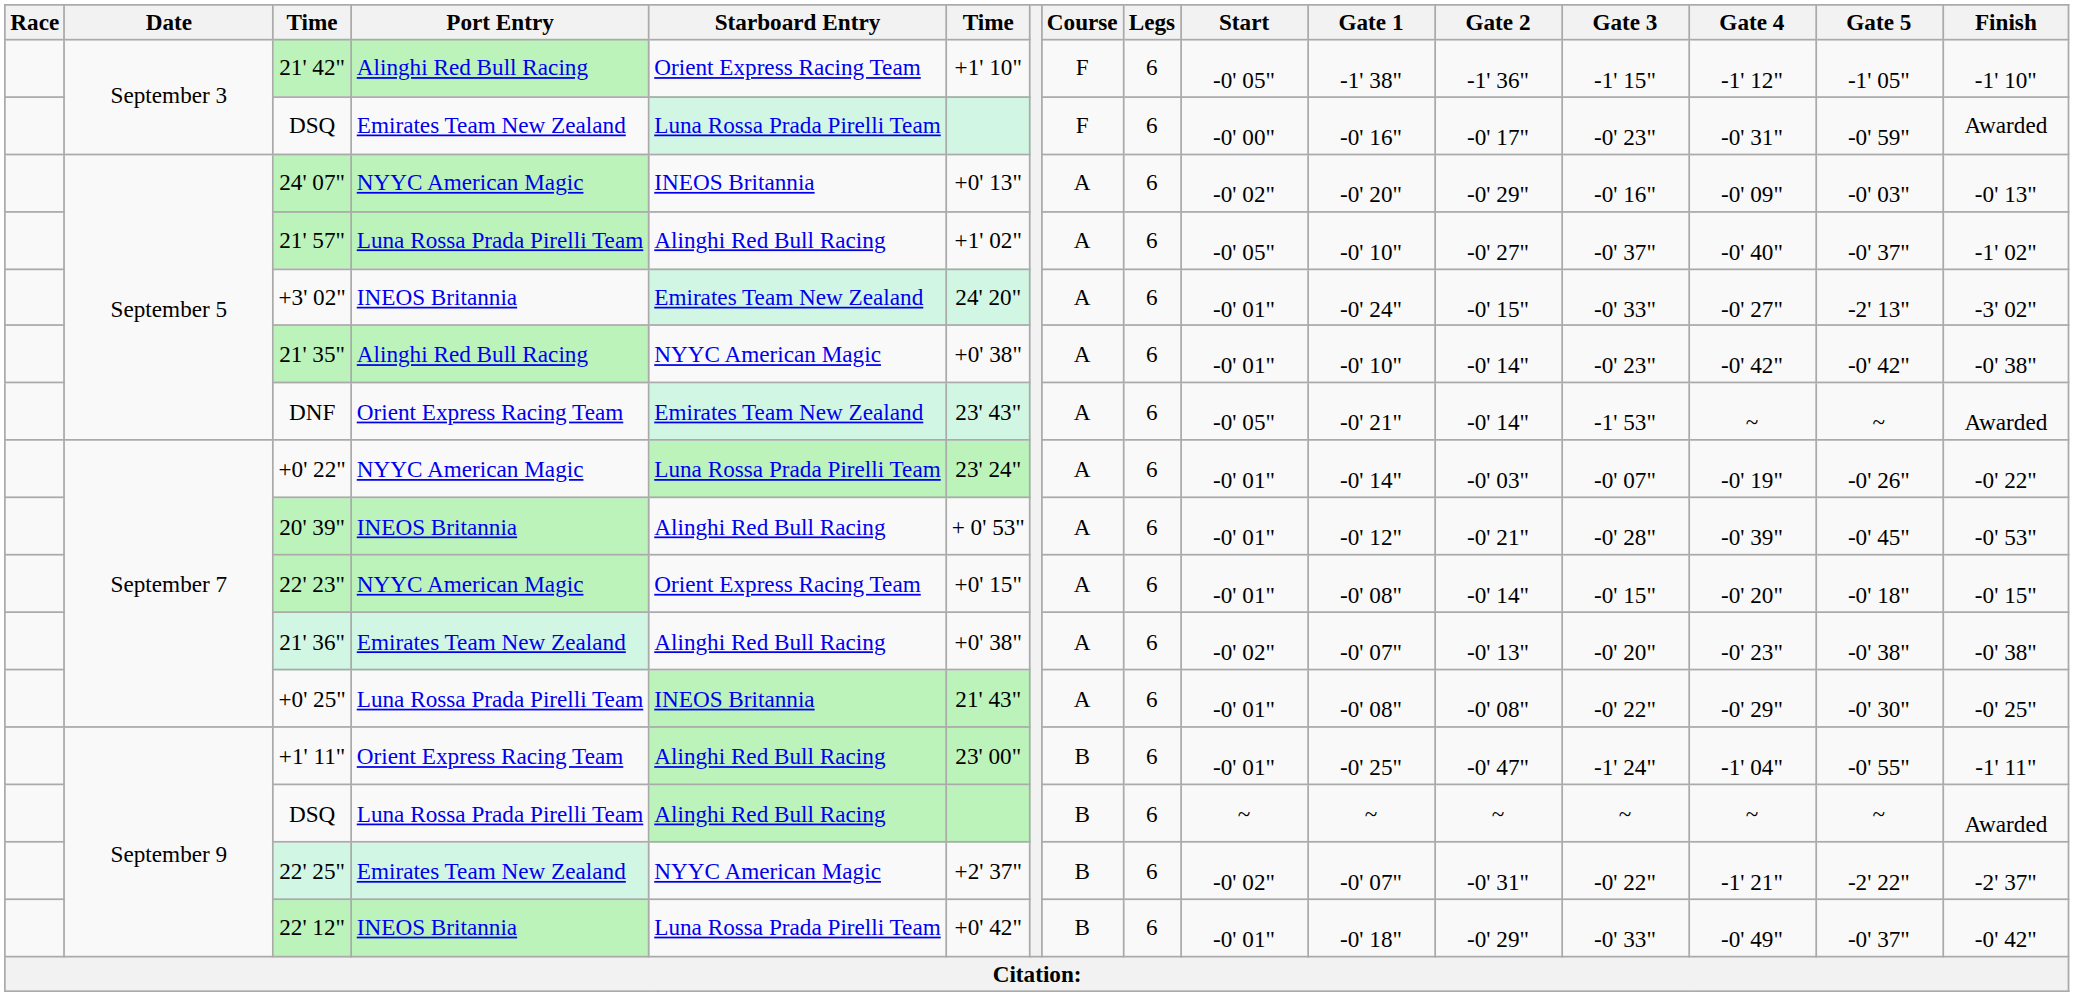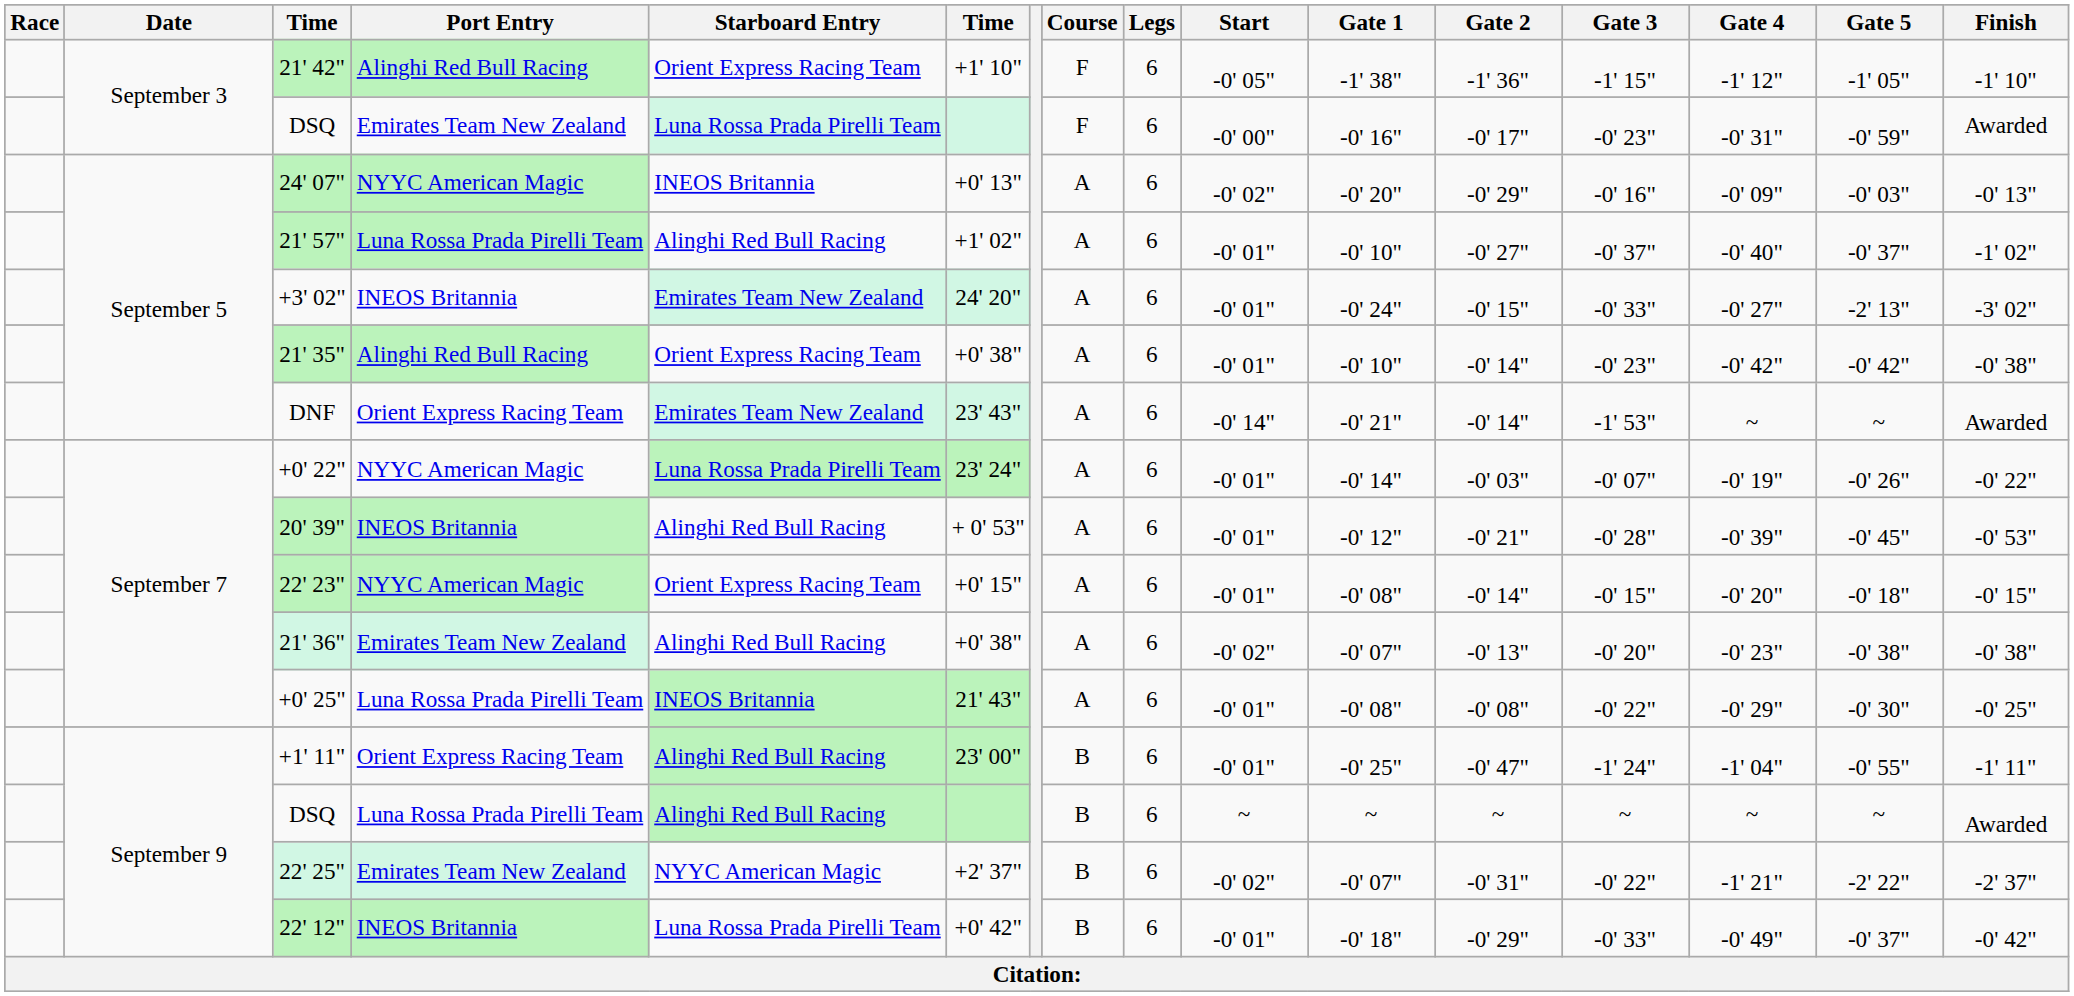(1244, 251) -0' 05" -> (1244, 251) -0' 01"
(768, 355) NYYC American Magic -> (788, 355) Orient Express Racing Team
(1244, 424) -0' 05" -> (1244, 424) -0' 14"
